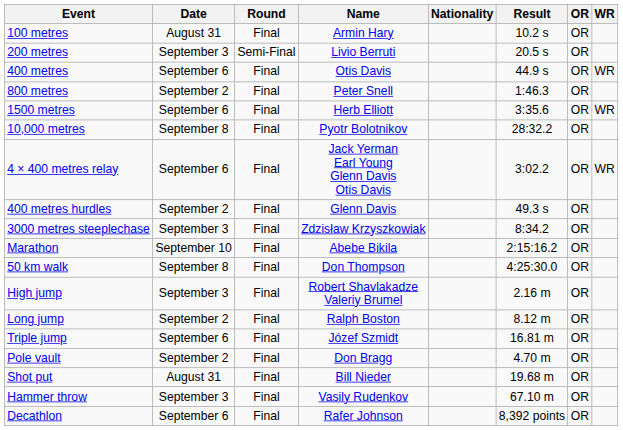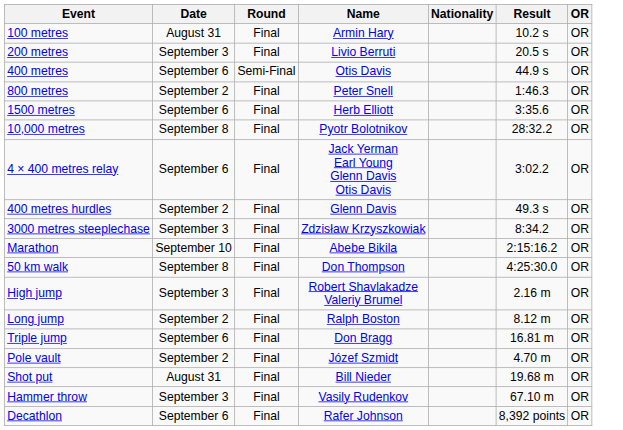- column: (605, 14)
(266, 52) Semi-Final -> (266, 52) Final
(266, 71) Final -> (266, 71) Semi-Final
(363, 338) Józef Szmidt -> (363, 338) Don Bragg
(363, 358) Don Bragg -> (363, 358) Józef Szmidt
